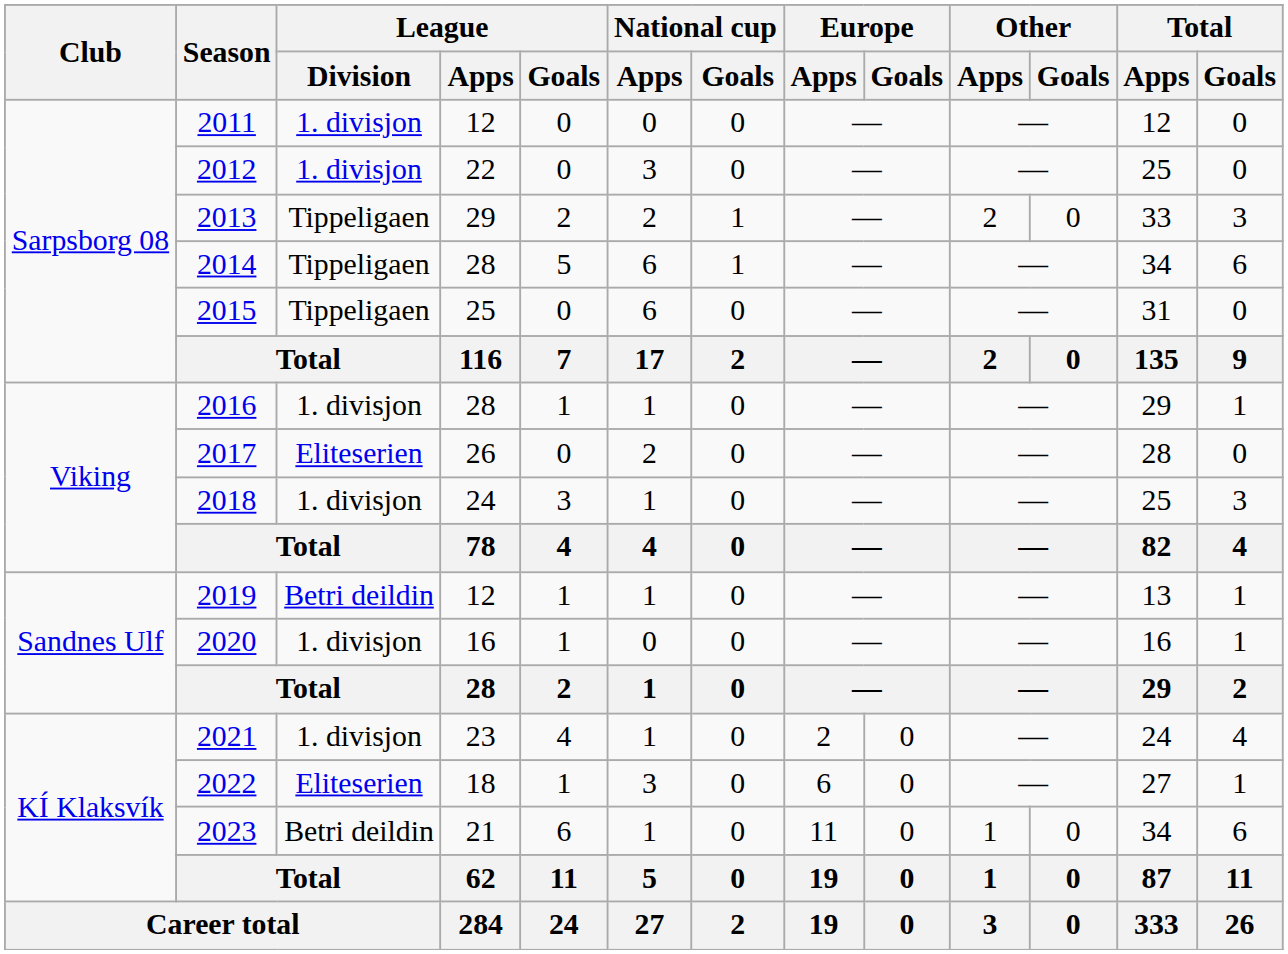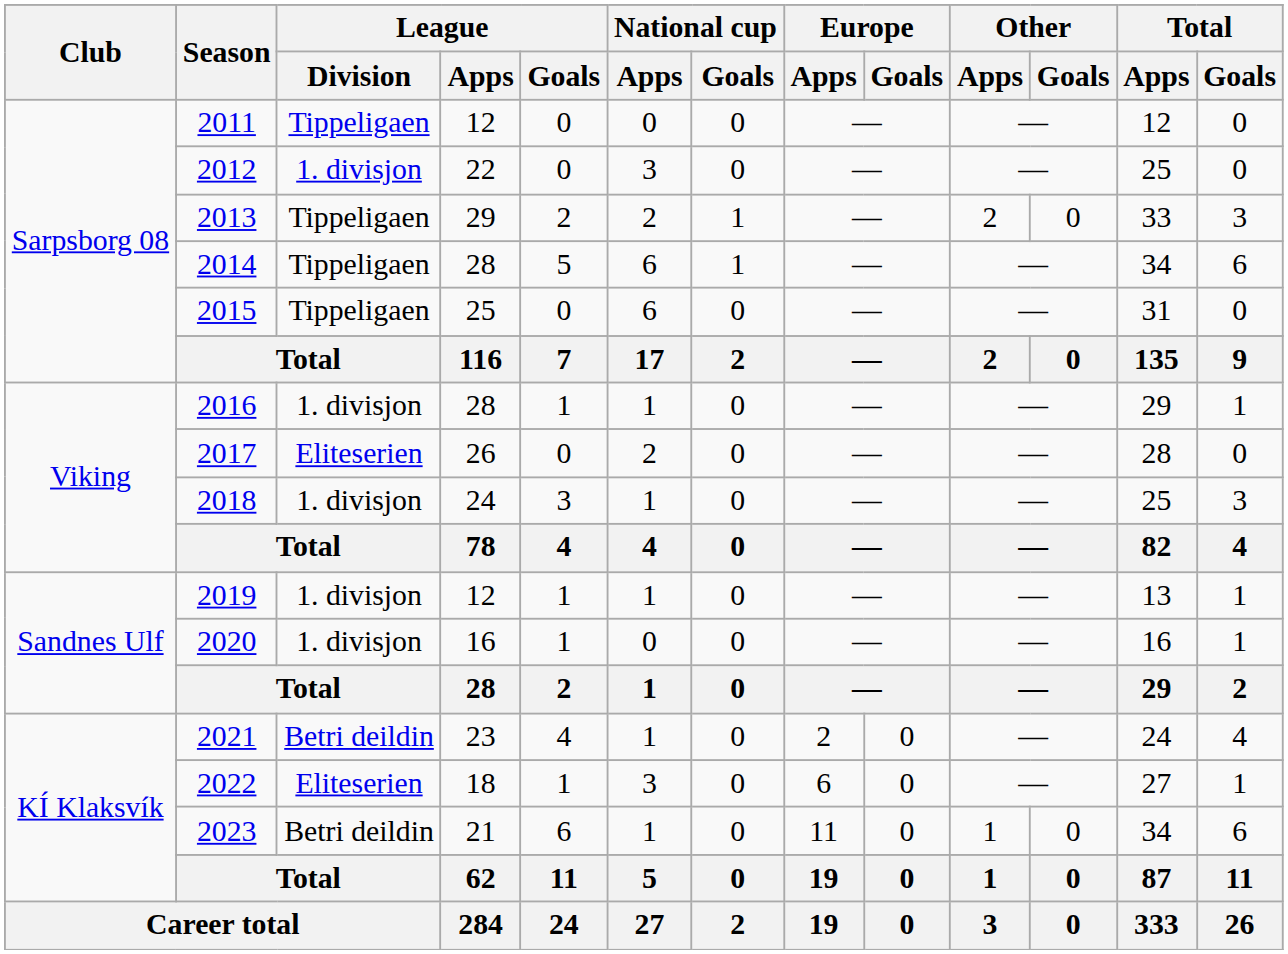(359, 122) 1. divisjon -> (359, 122) Tippeligaen
(359, 594) Betri deildin -> (359, 594) 1. divisjon
(359, 736) 1. divisjon -> (359, 736) Betri deildin
